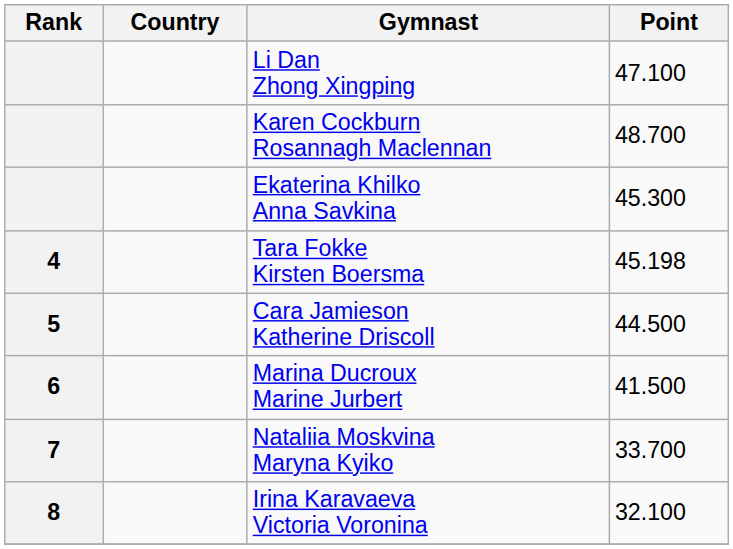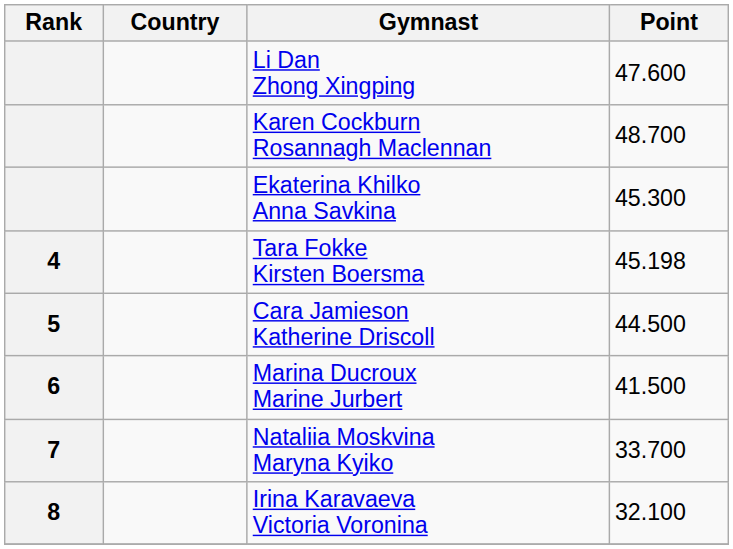(650, 72) 47.100 -> (650, 72) 47.600
